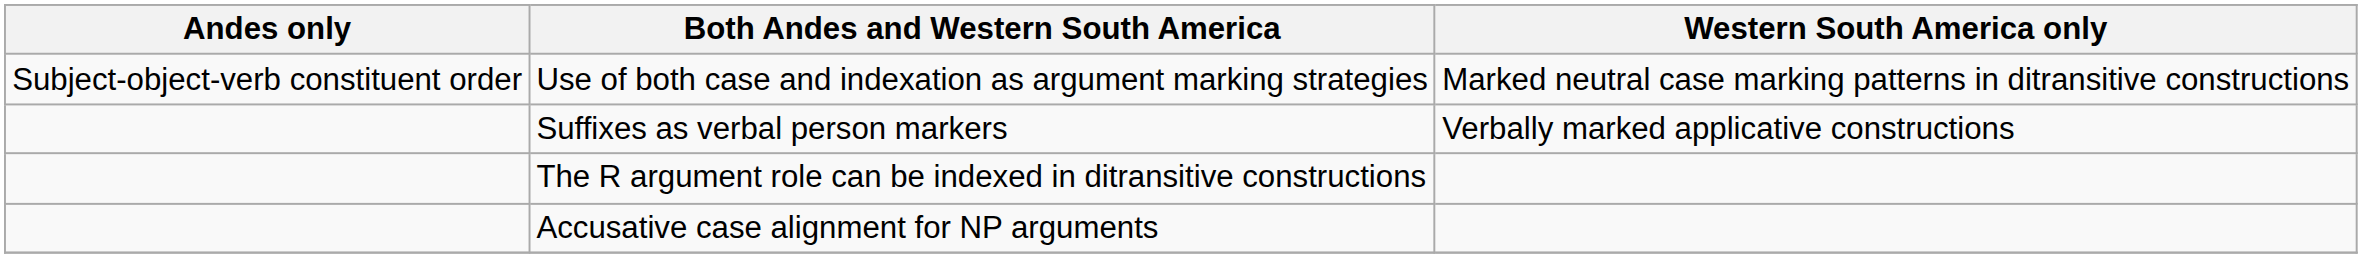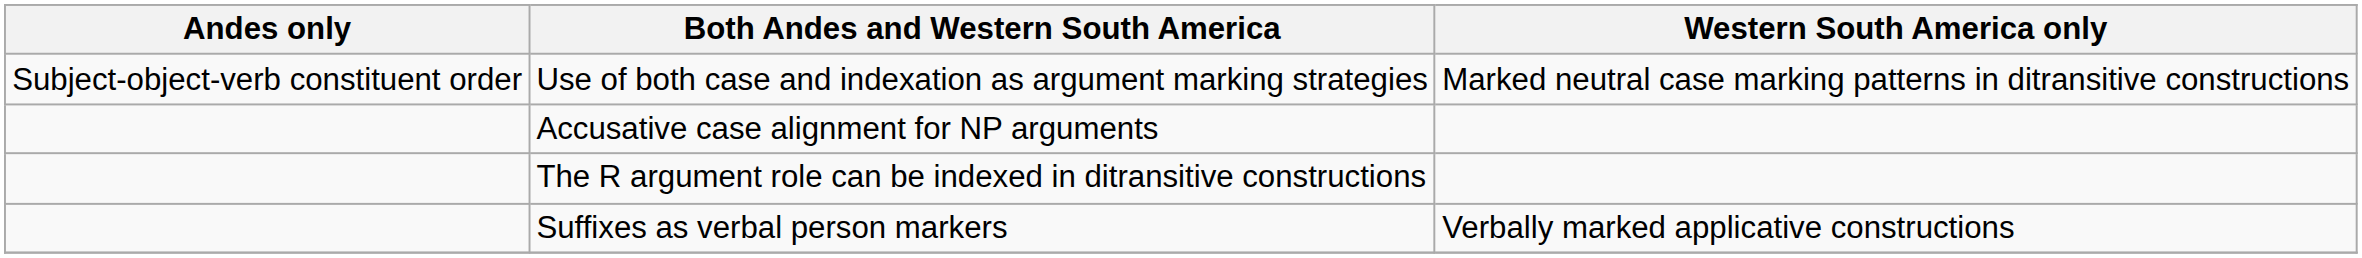rows swapped: (772, 128) <-> (847, 227)
